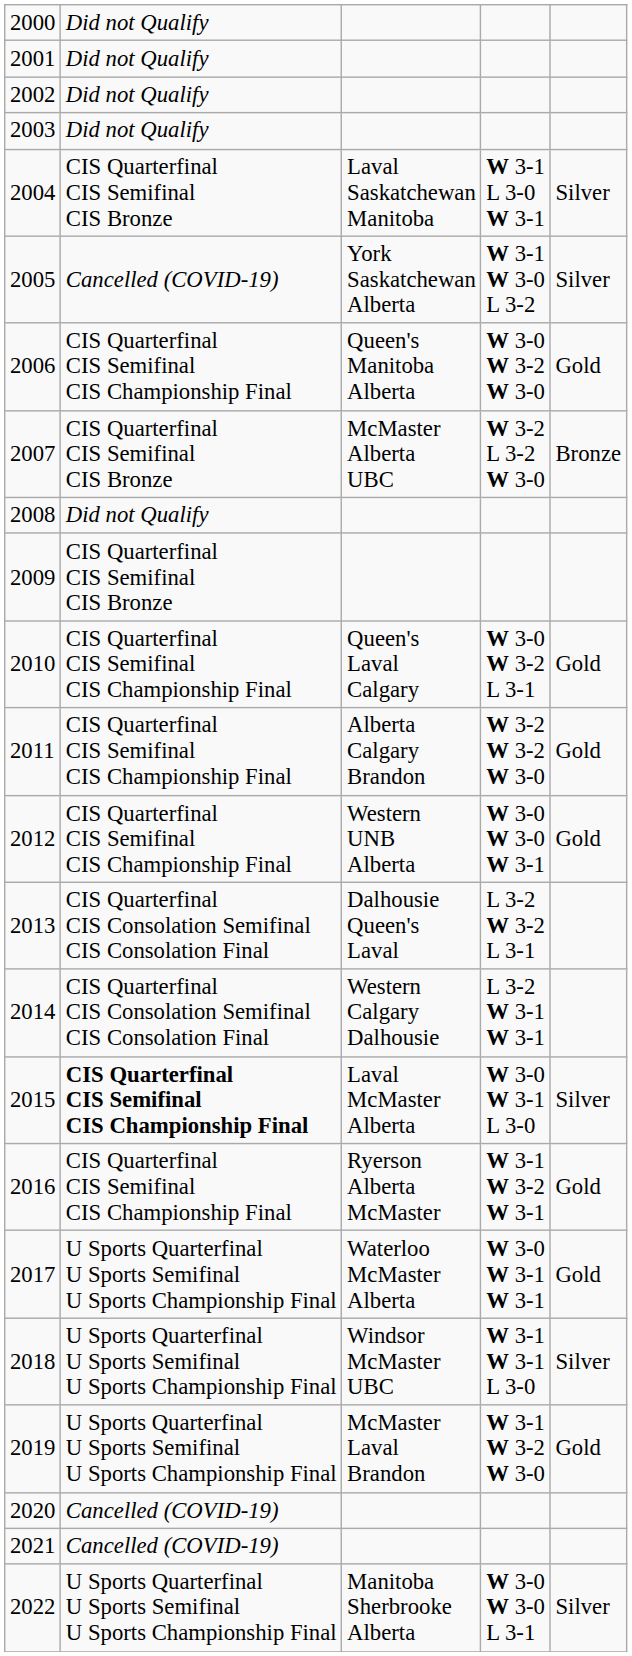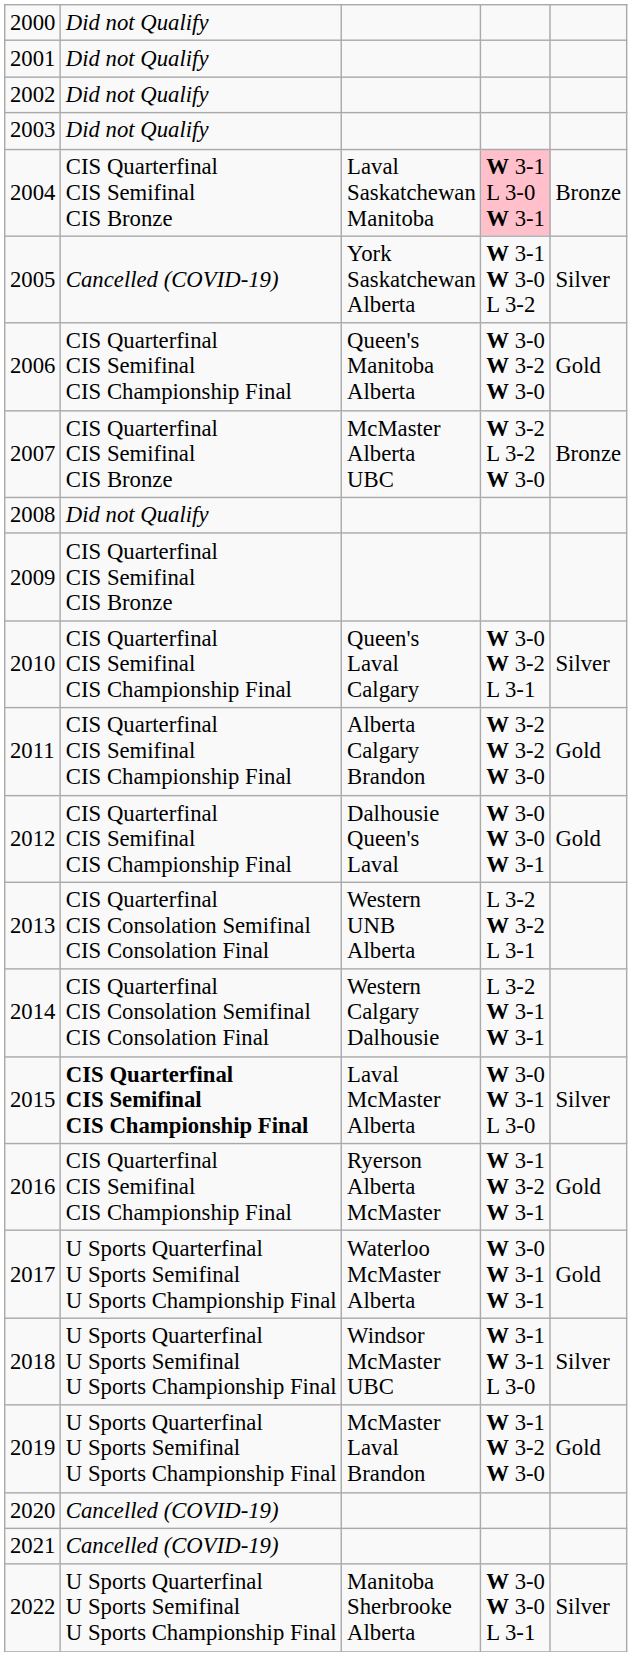(516, 192) no background -> (516, 192) pink background
(583, 192) Silver -> (588, 192) Bronze
(578, 664) Gold -> (583, 664) Silver
(384, 838) Western UNB Alberta -> (393, 838) Dalhousie Queen's Laval
(393, 925) Dalhousie Queen's Laval -> (384, 925) Western UNB Alberta
